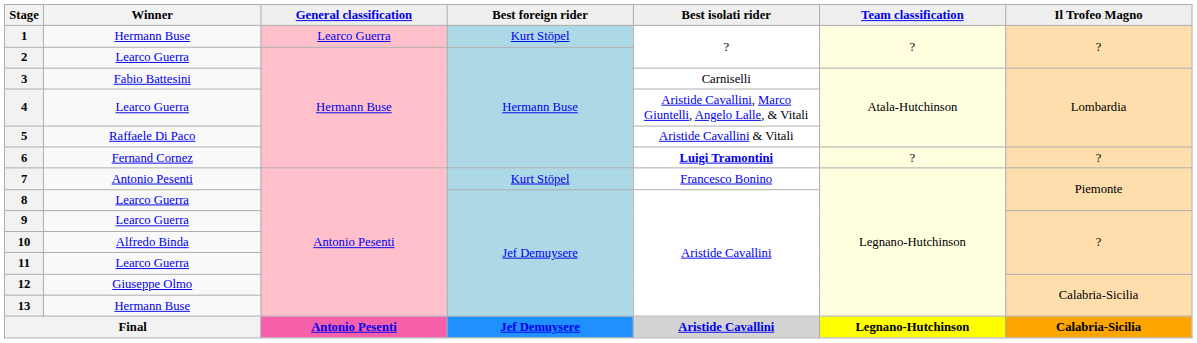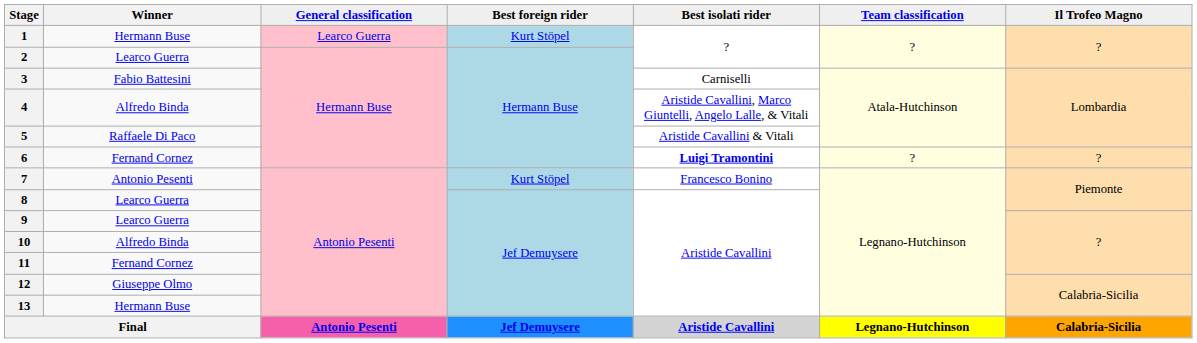(152, 107) Learco Guerra -> (152, 107) Alfredo Binda
(152, 263) Learco Guerra -> (152, 263) Fernand Cornez
